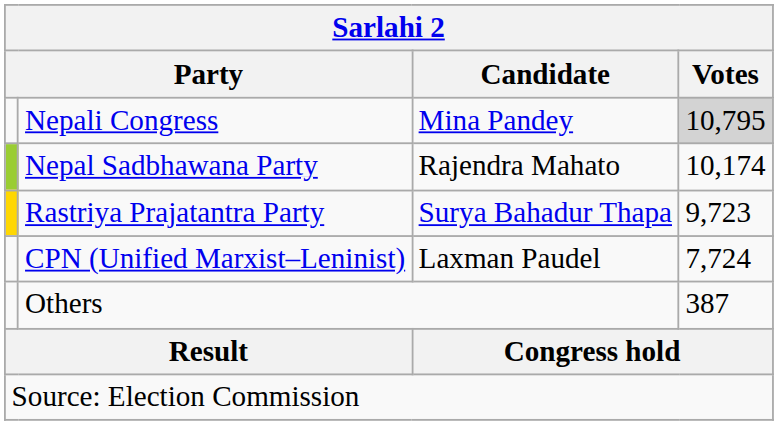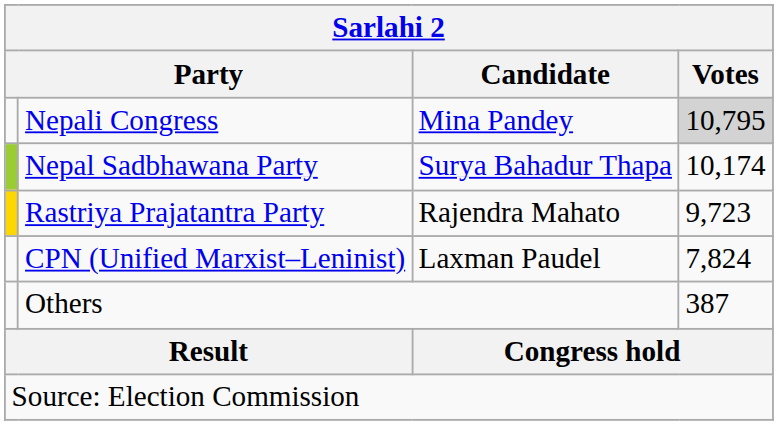(519, 166) Rajendra Mahato -> (545, 166) Surya Bahadur Thapa
(545, 212) Surya Bahadur Thapa -> (519, 212) Rajendra Mahato
(718, 258) 7,724 -> (718, 258) 7,824
